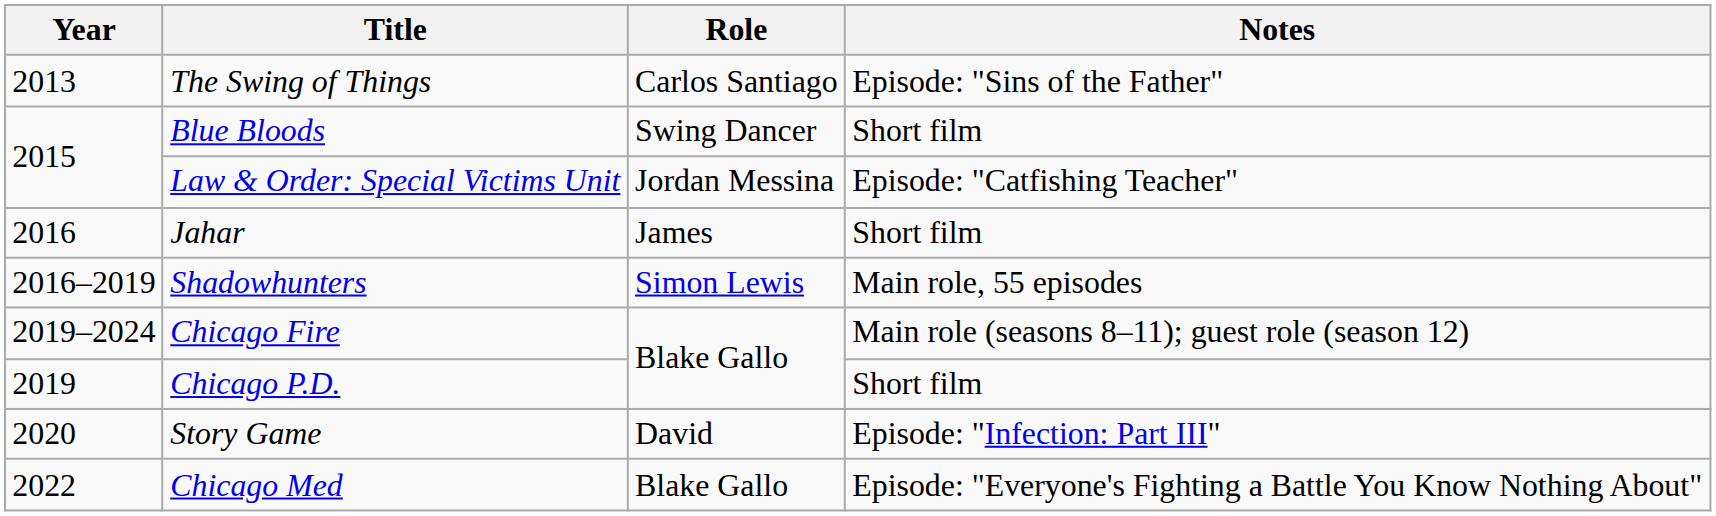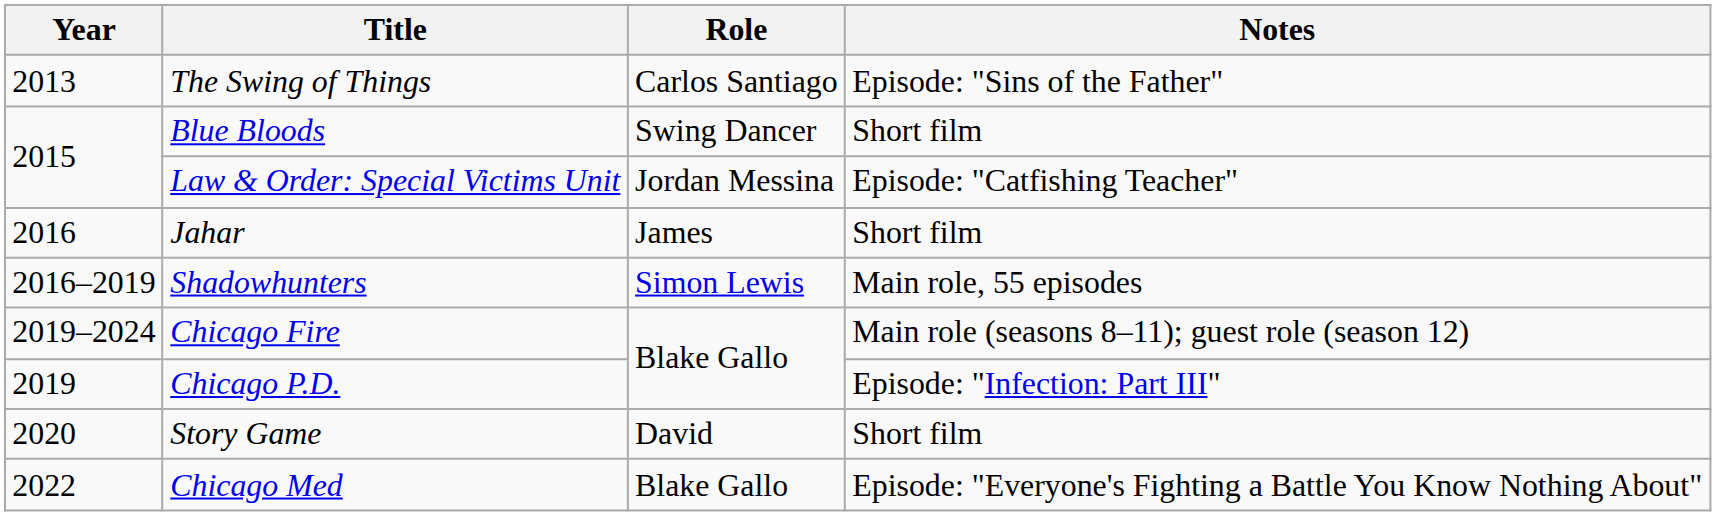(917, 383) Short film -> (1036, 383) Episode: "Infection: Part III"
(1036, 433) Episode: "Infection: Part III" -> (917, 433) Short film
